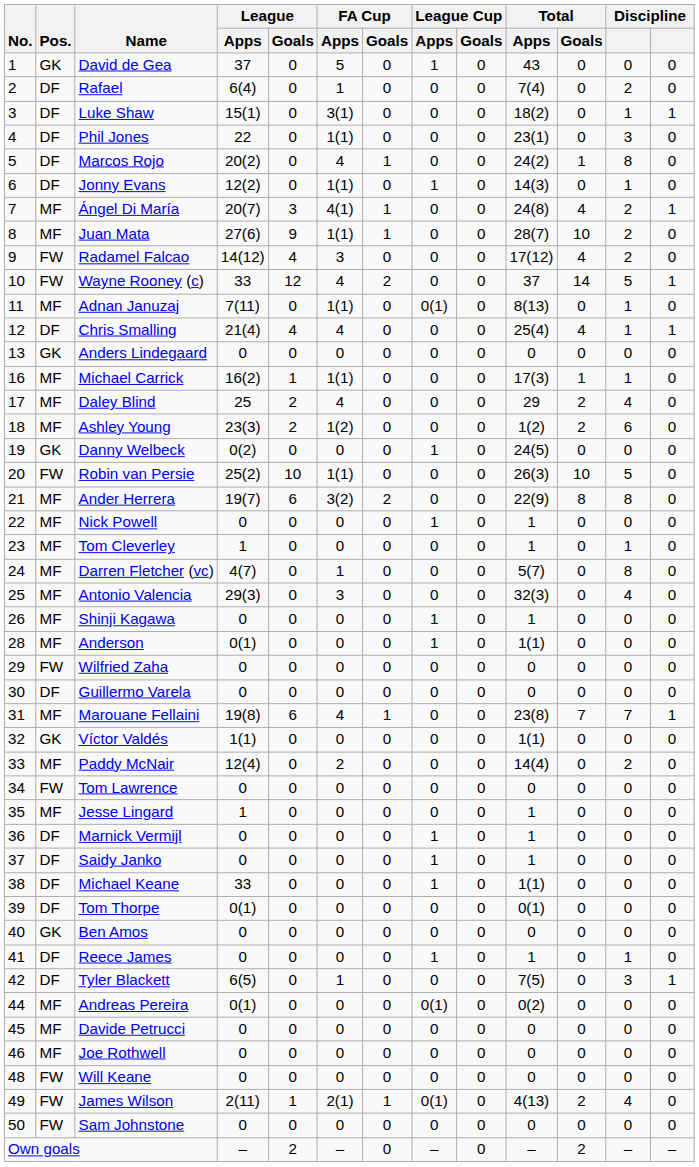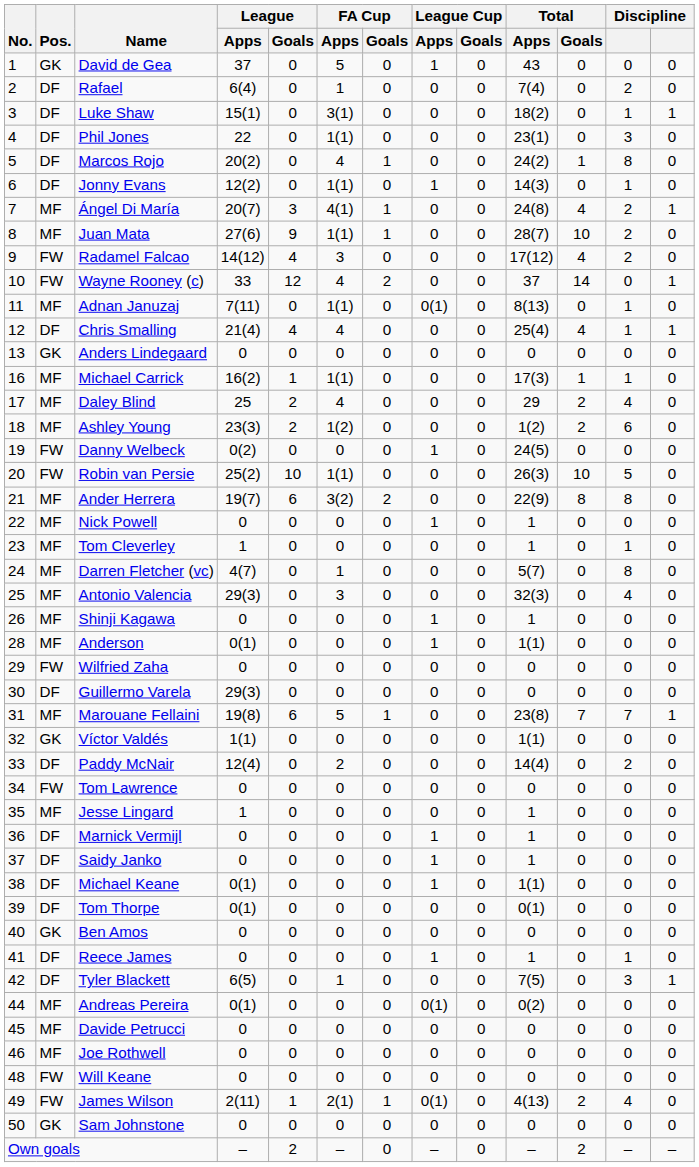(628, 281) 5 -> (628, 281) 0
(50, 450) GK -> (51, 450) FW
(243, 691) 0 -> (243, 691) 29(3)
(340, 715) 4 -> (340, 715) 5
(50, 763) MF -> (50, 763) DF
(243, 884) 33 -> (243, 884) 0(1)
(51, 1125) FW -> (50, 1125) GK
